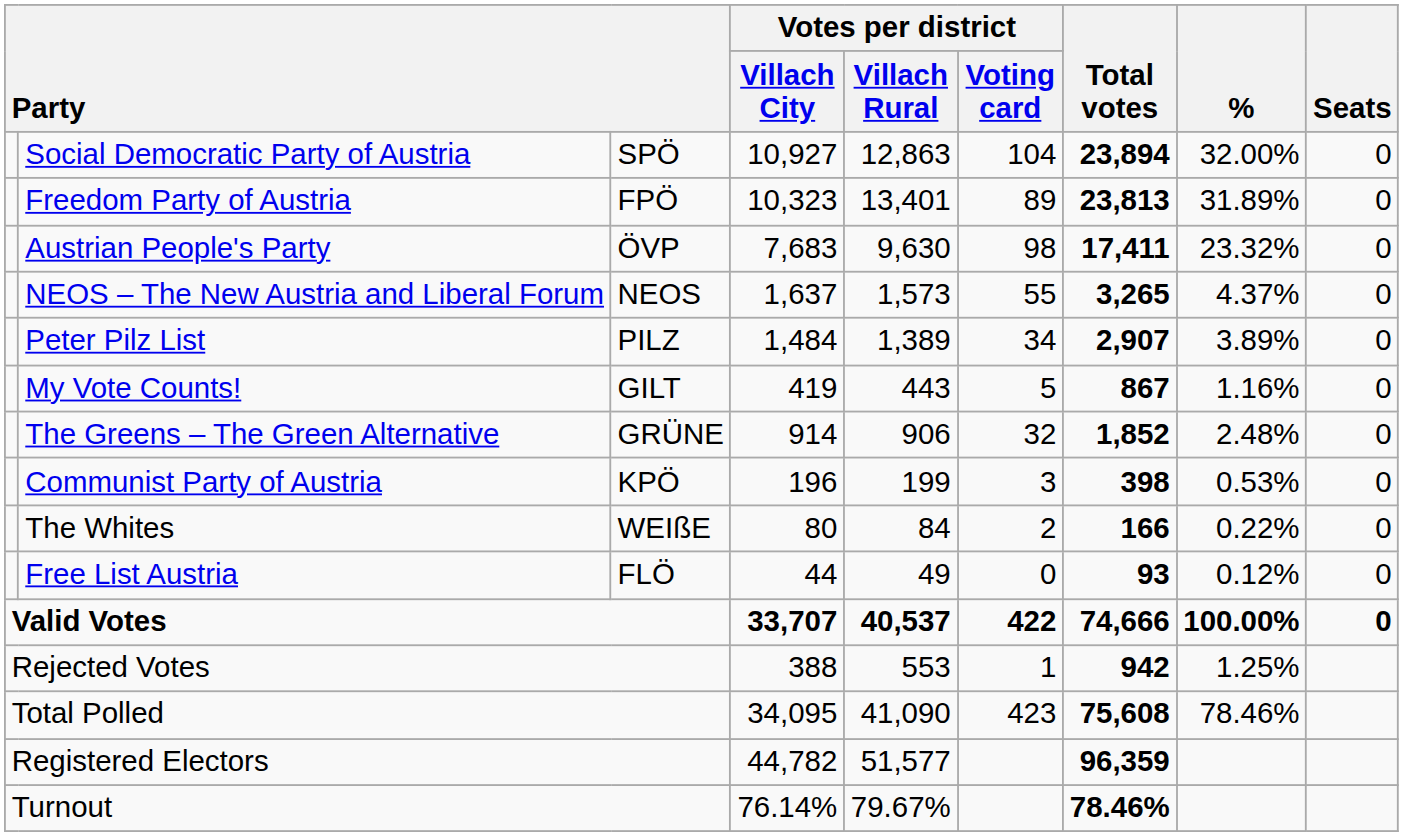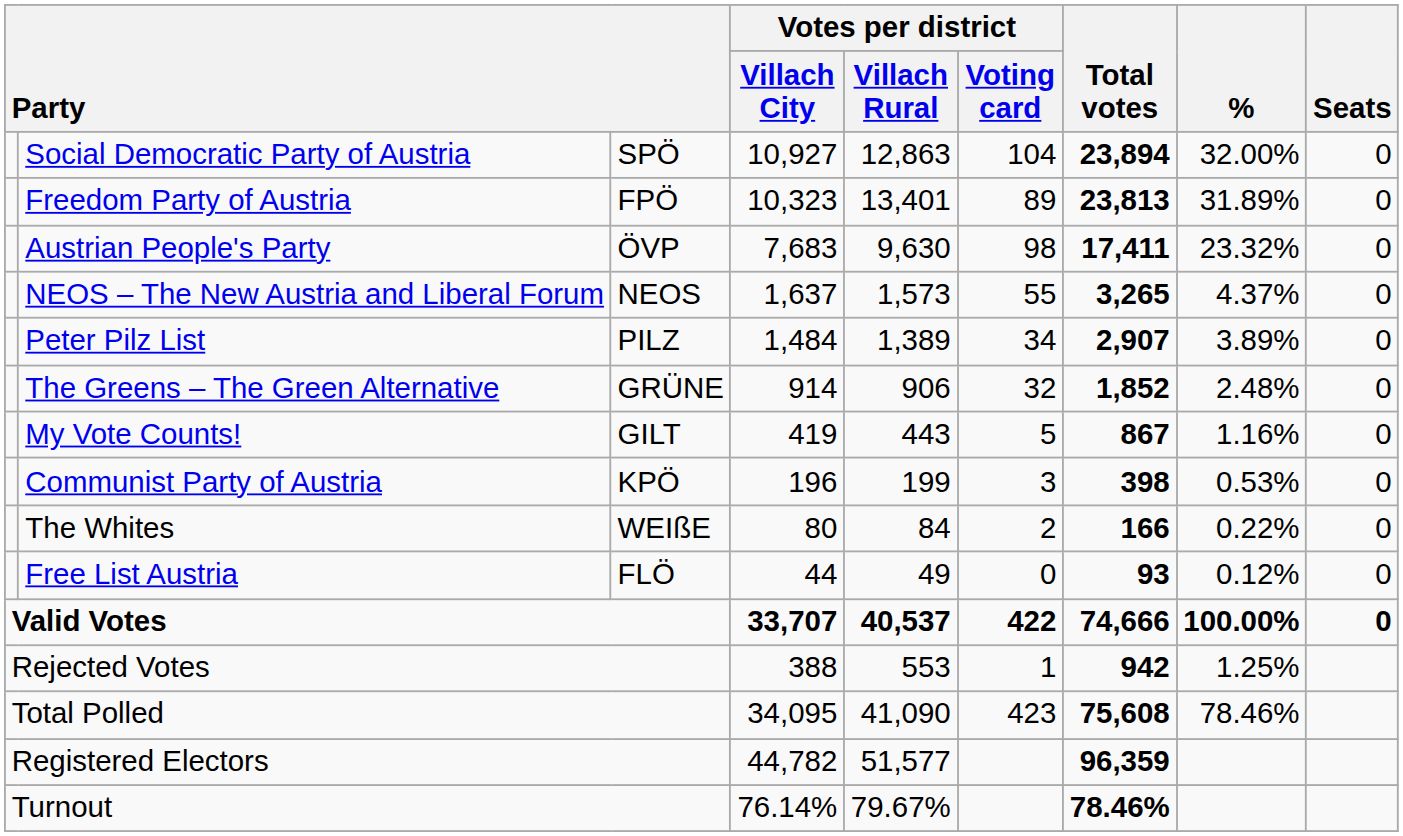rows swapped: (262, 434) <-> (133, 387)
